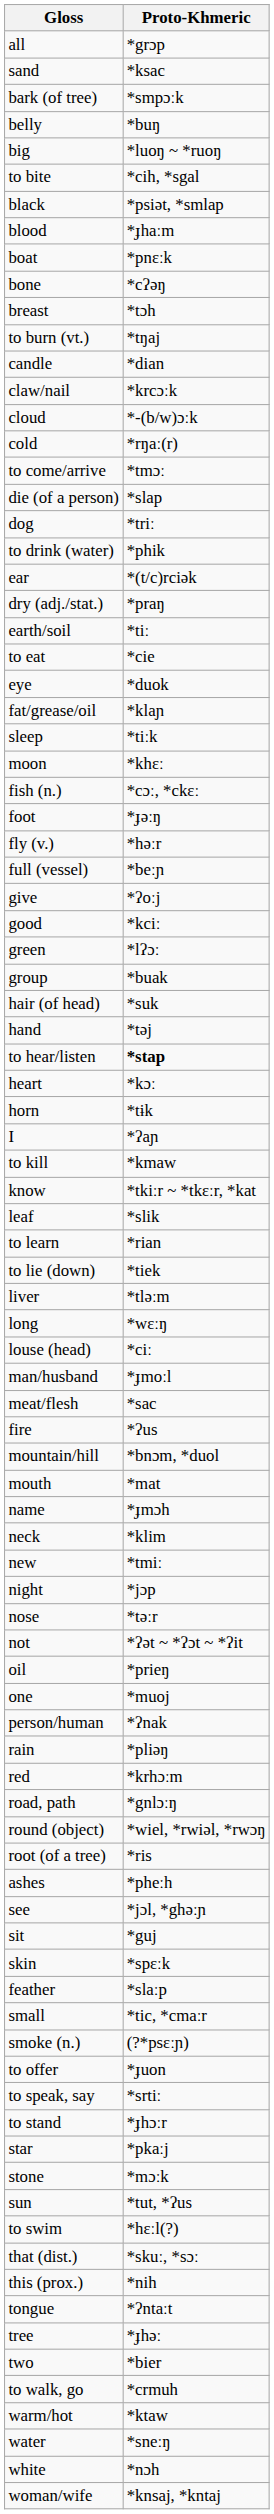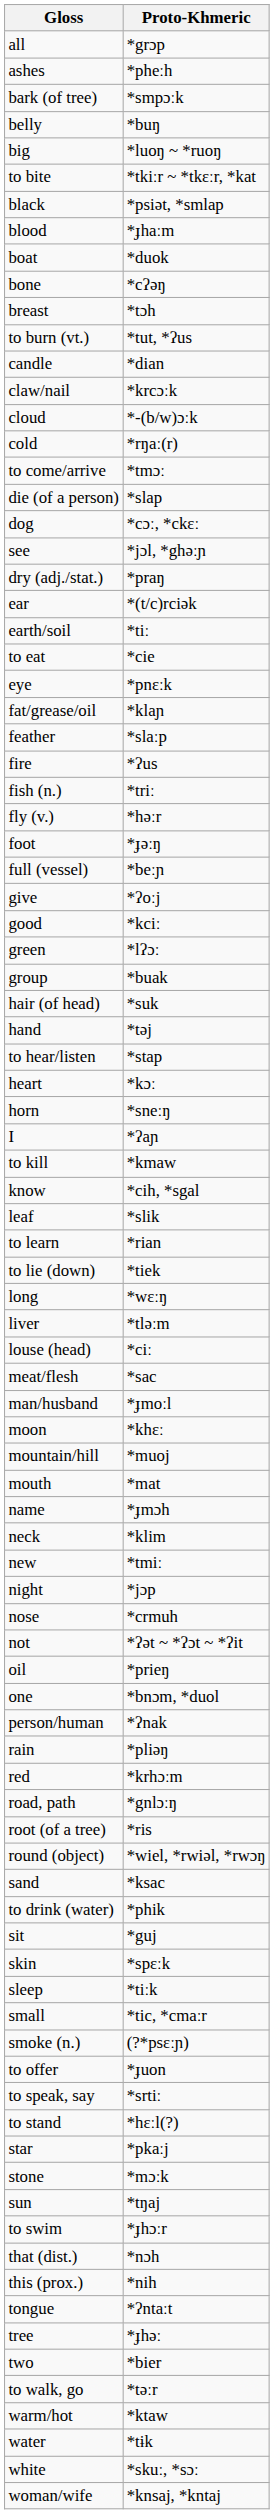rows swapped: (27, 1882) <-> (24, 71)
(163, 177) *cih, *sgal -> (191, 177) *tkiːr ~ *tkɛːr, *kat
(149, 257) *pnɛːk -> (148, 257) *duok
(143, 337) *tŋaj -> (159, 337) *tut, *ʔus
(141, 524) *triː -> (163, 524) *cɔː, *ckɛː
rows swapped: (61, 550) <-> (19, 1909)
rows swapped: (56, 603) <-> (19, 577)
(148, 683) *duok -> (149, 683) *pnɛːk
rows swapped: (32, 1989) <-> (26, 737)
rows swapped: (20, 1429) <-> (28, 763)
(163, 790) *cɔː, *ckɛː -> (141, 790) *triː
rows swapped: (31, 843) <-> (22, 817)
(146, 1056) bold -> (144, 1056) normal
(140, 1110) *tɨk -> (149, 1110) *sneːŋ
(191, 1190) *tkiːr ~ *tkɛːr, *kat -> (163, 1190) *cih, *sgal
rows swapped: (24, 1296) <-> (23, 1323)
rows swapped: (53, 1376) <-> (43, 1403)
(173, 1456) *bnɔm, *duol -> (148, 1456) *muoj
(142, 1616) *təːr -> (152, 1616) *crmuh
(148, 1696) *muoj -> (173, 1696) *bnɔm, *duol
rows swapped: (57, 1856) <-> (56, 1829)
(147, 2122) *ɟhɔːr -> (153, 2122) *hɛːl(?)
(159, 2202) *tut, *ʔus -> (143, 2202) *tŋaj
(153, 2229) *hɛːl(?) -> (147, 2229) *ɟhɔːr
(163, 2255) *skuː, *sɔː -> (143, 2255) *nɔh
(152, 2389) *crmuh -> (142, 2389) *təːr
(149, 2442) *sneːŋ -> (140, 2442) *tɨk
(143, 2469) *nɔh -> (163, 2469) *skuː, *sɔː
